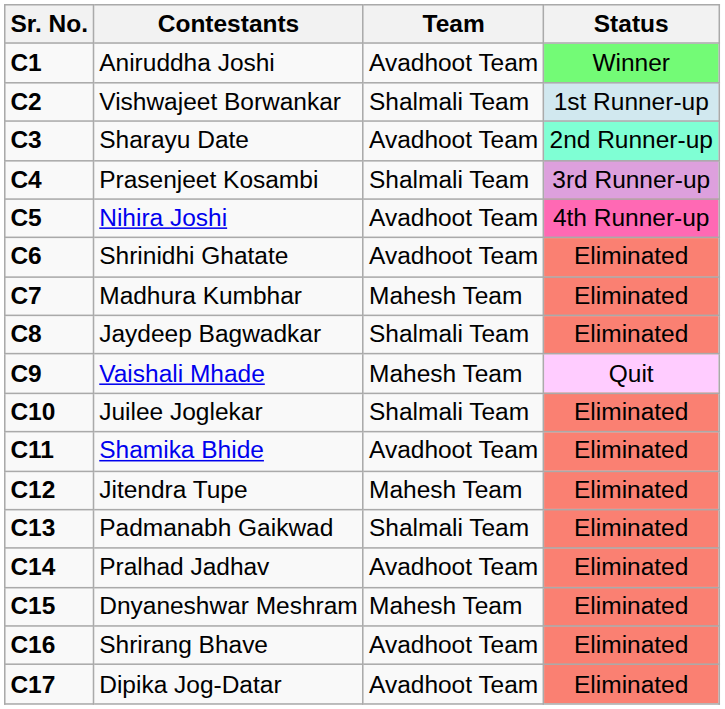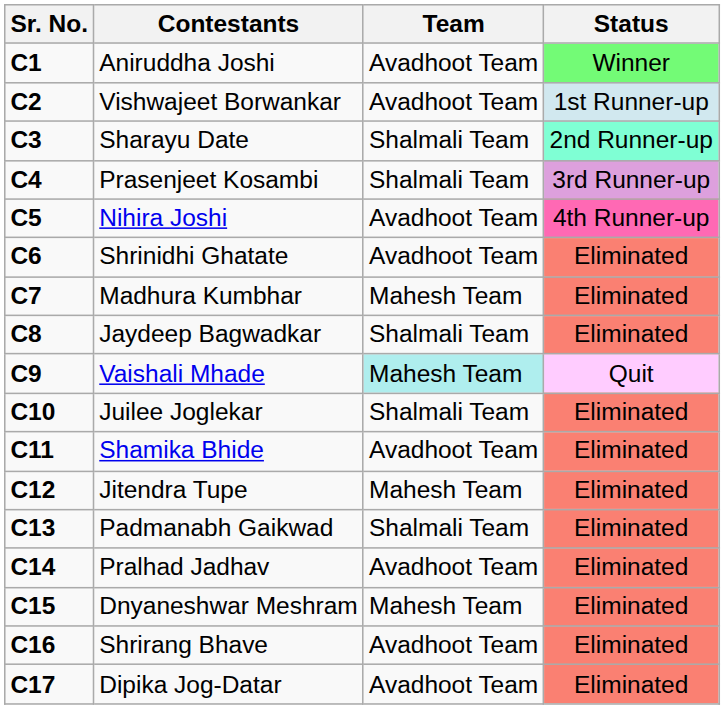(449, 101) Shalmali Team -> (454, 101) Avadhoot Team
(454, 140) Avadhoot Team -> (449, 140) Shalmali Team
(446, 373) no background -> (446, 373) paleturquoise background
